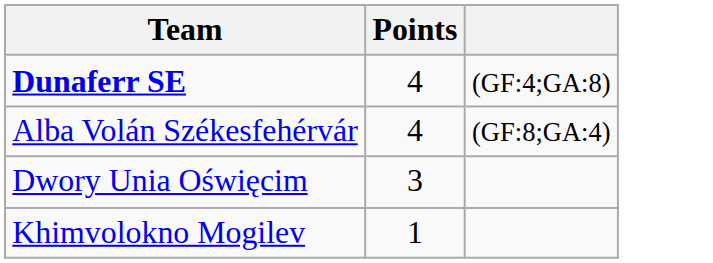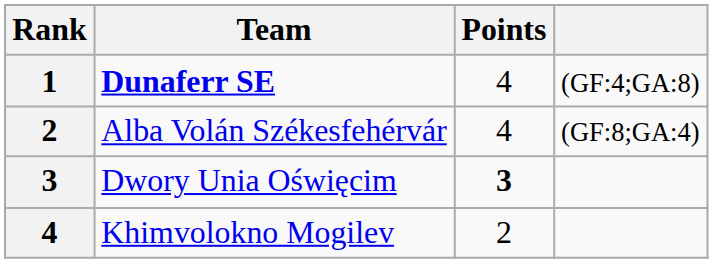+ column: (50, 29)
(415, 181) normal -> (504, 181) bold
(415, 231) 1 -> (504, 231) 2
